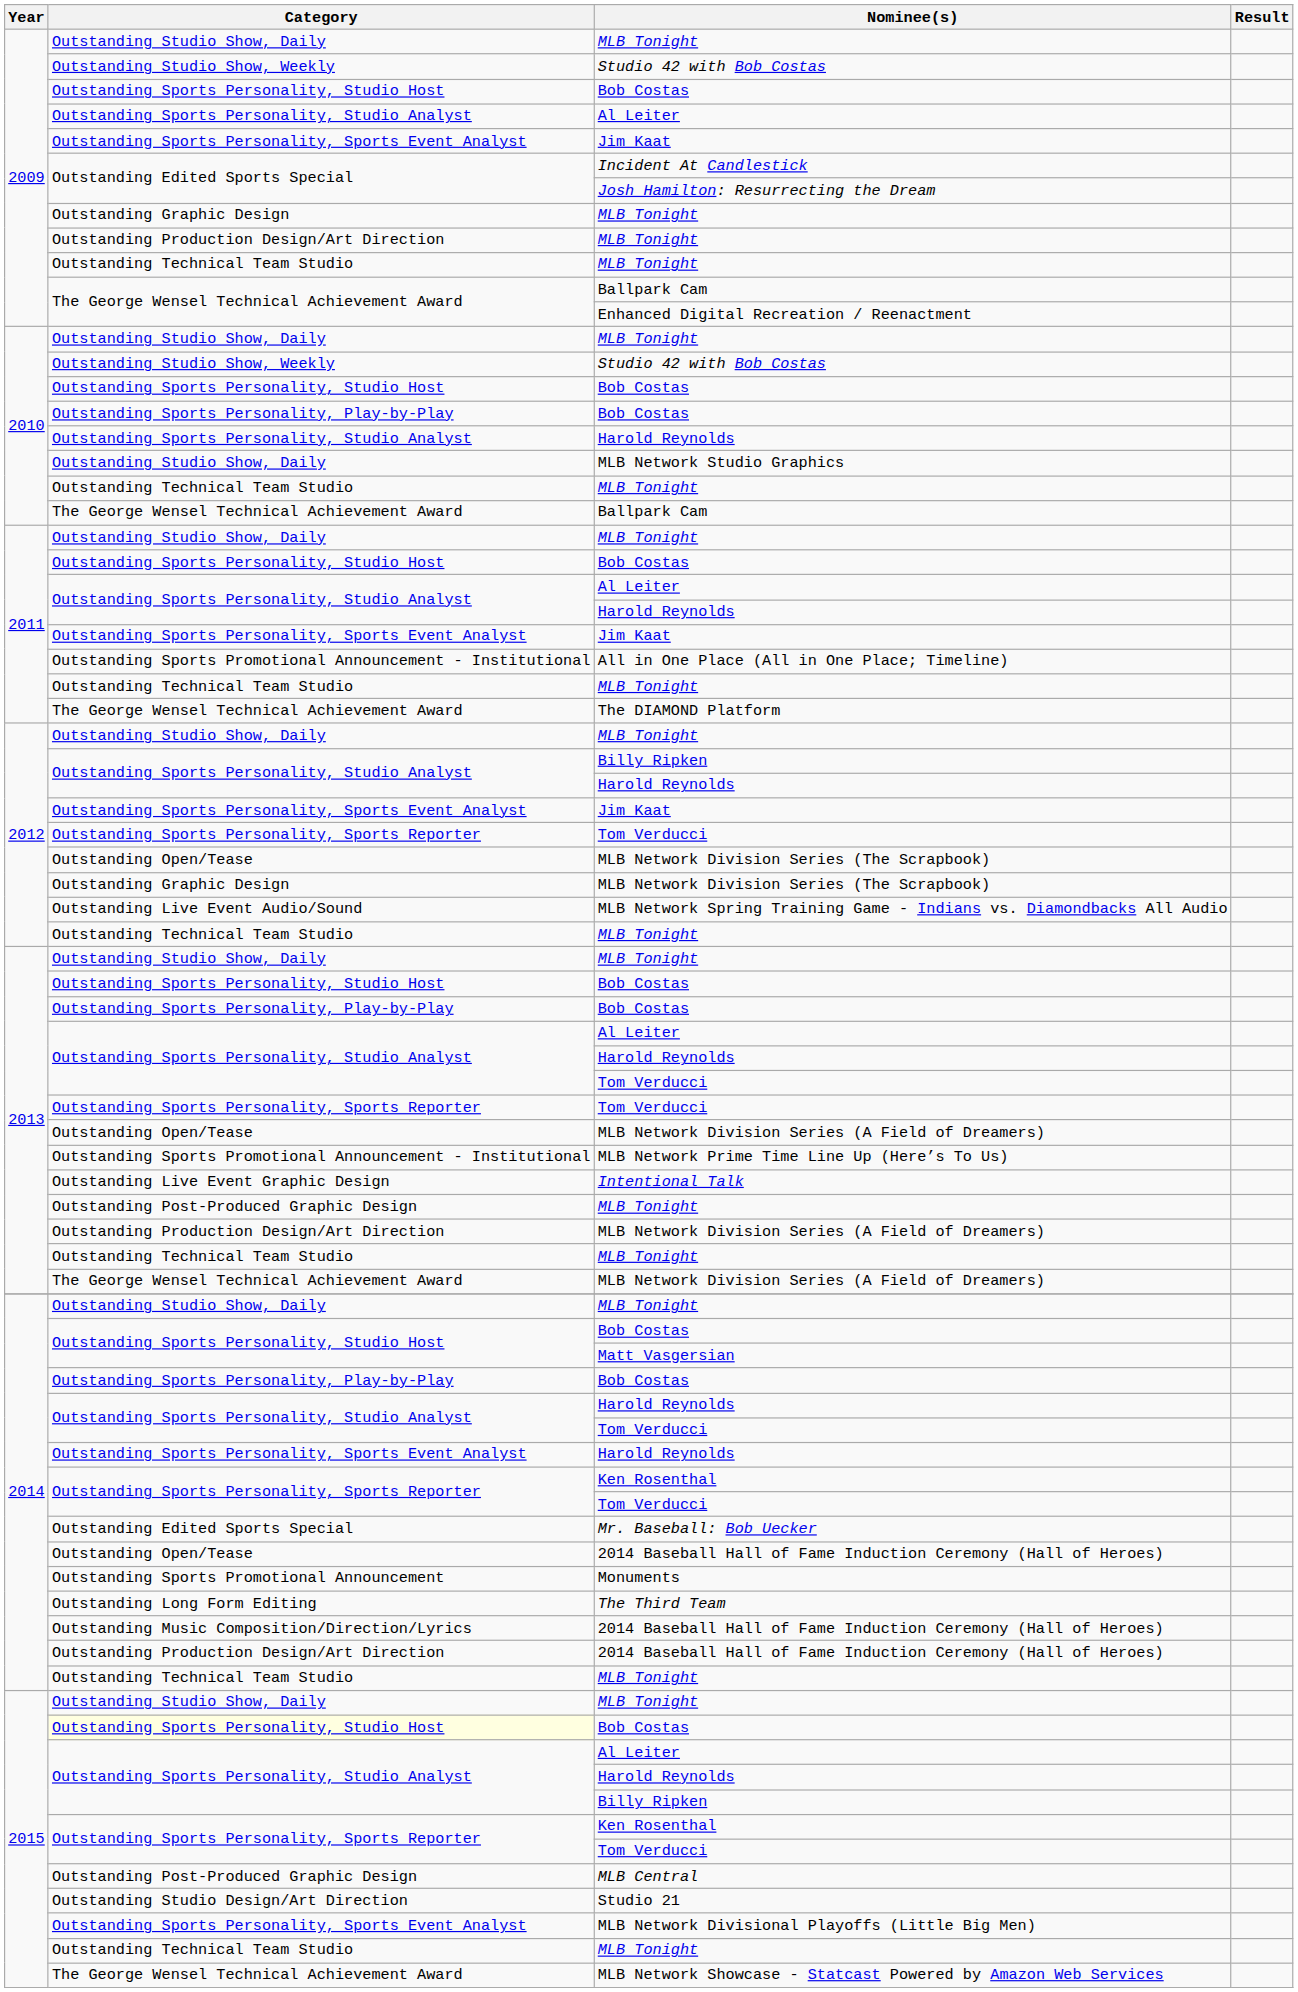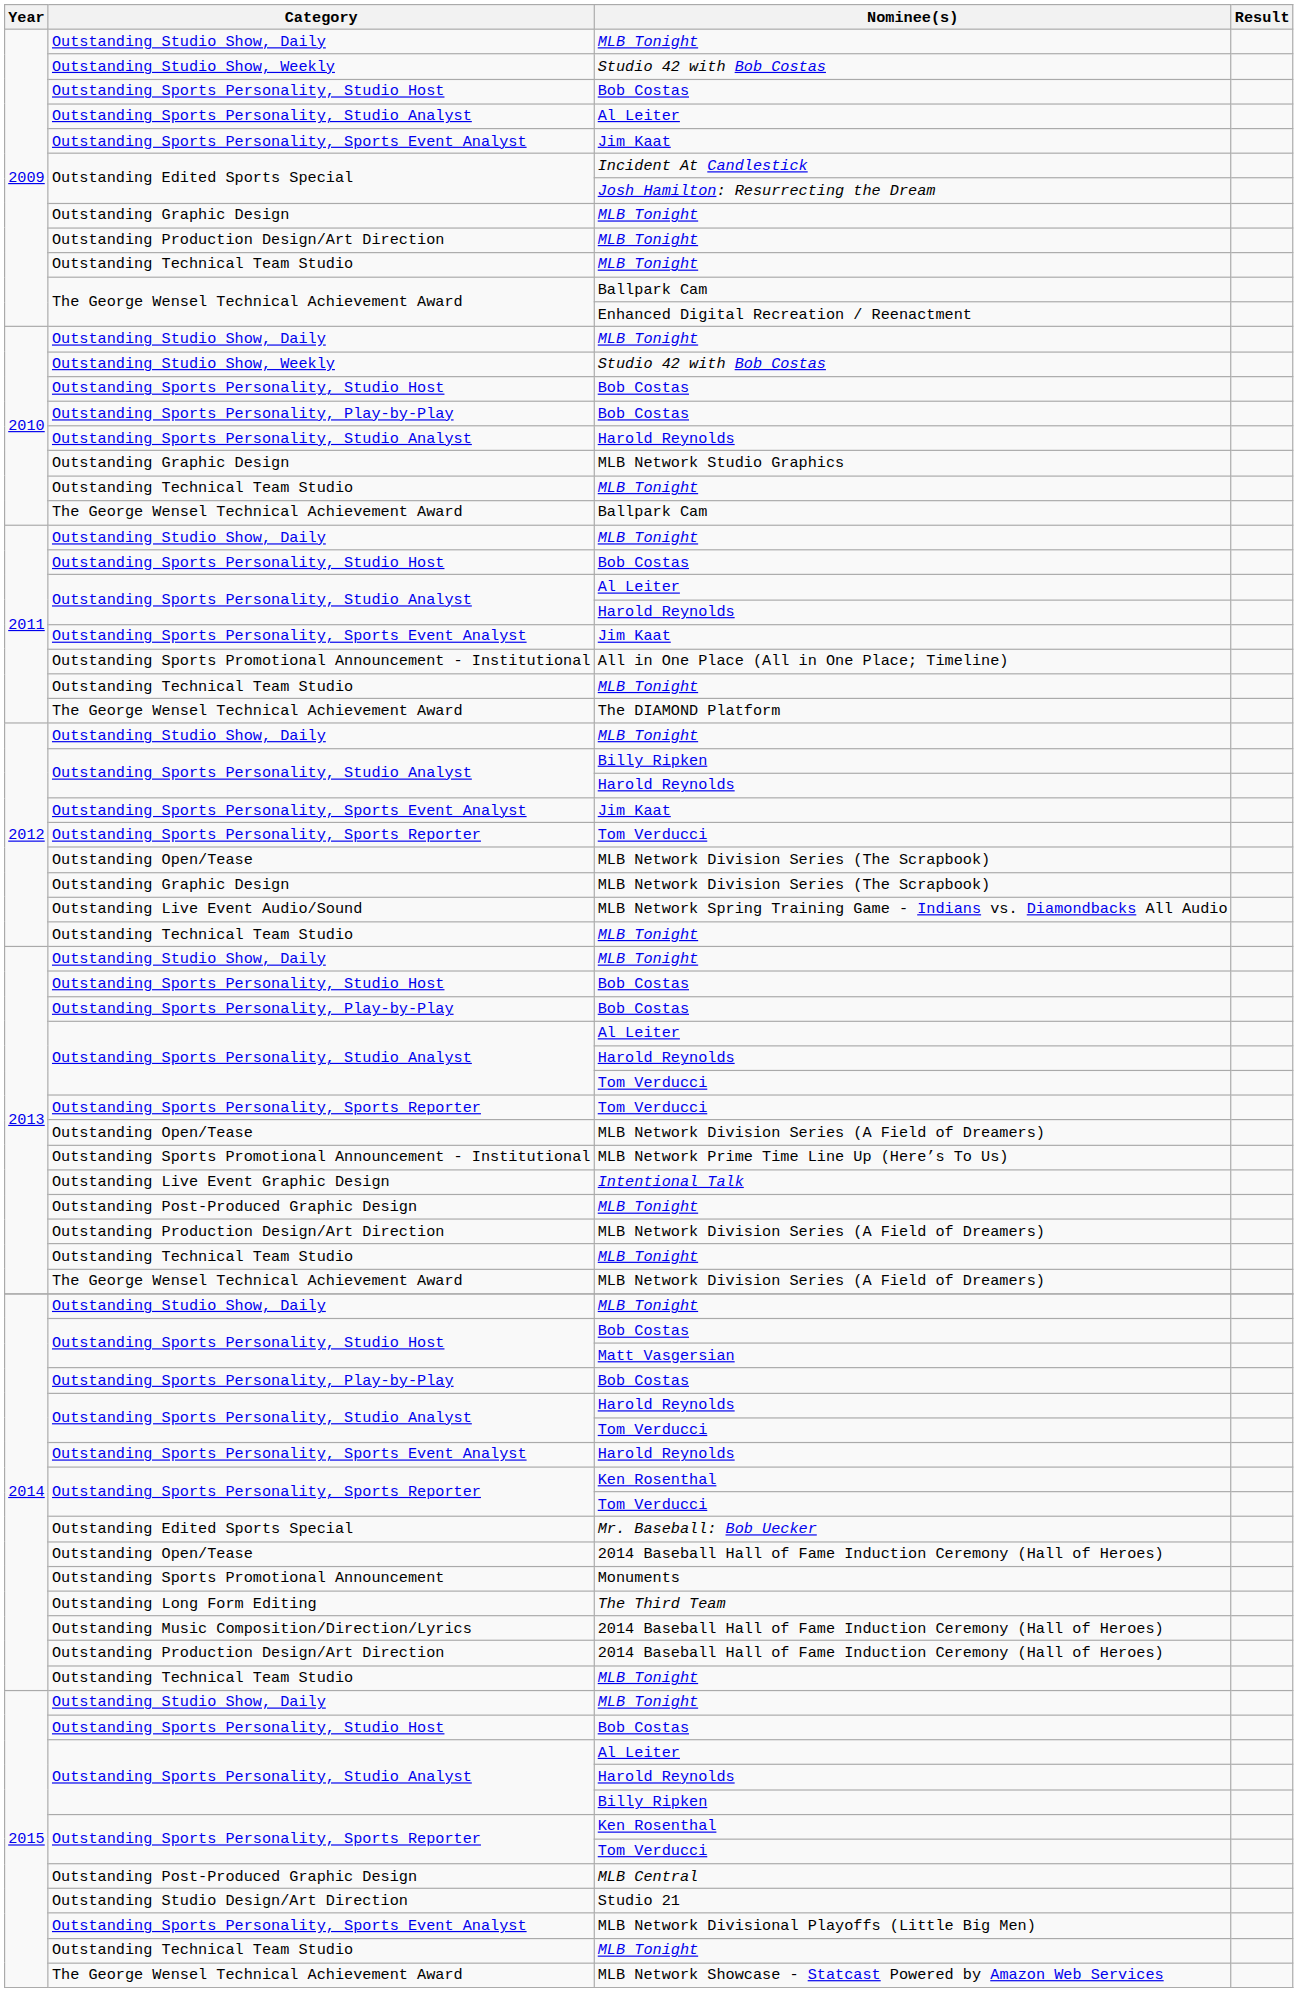(189, 463) Outstanding Studio Show, Daily -> (171, 463) Outstanding Graphic Design
(248, 1727) lightyellow background -> (248, 1727) no background
